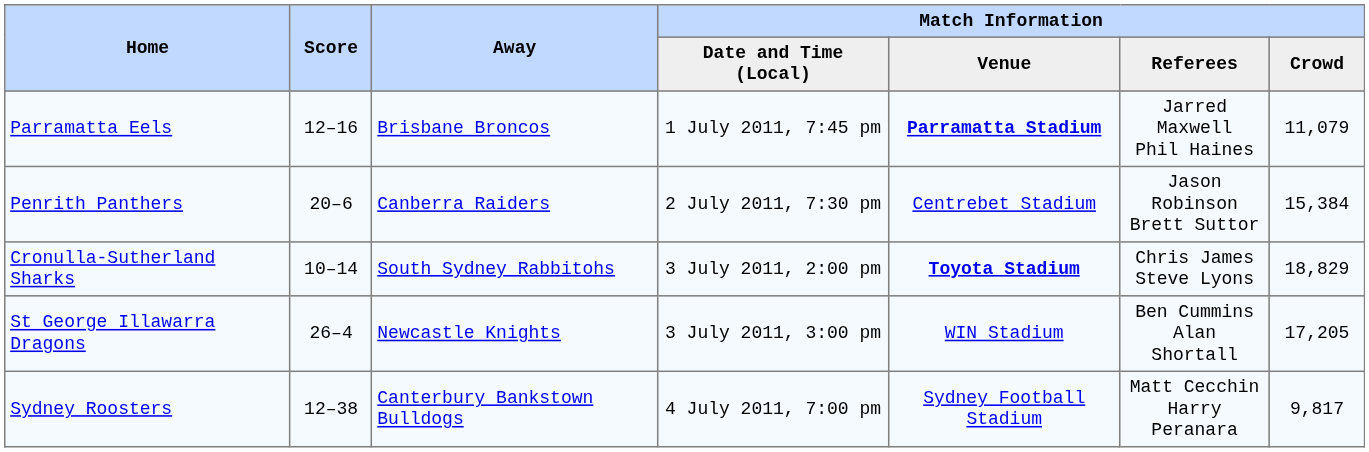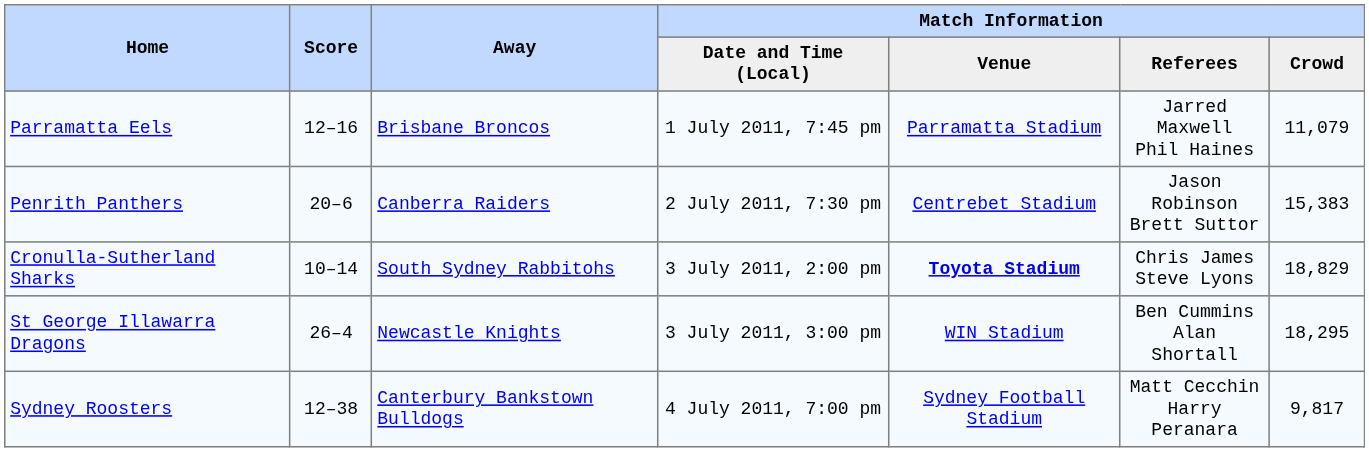(1004, 129) bold -> (1004, 129) normal
(1317, 204) 15,384 -> (1317, 204) 15,383
(1317, 334) 17,205 -> (1317, 334) 18,295
